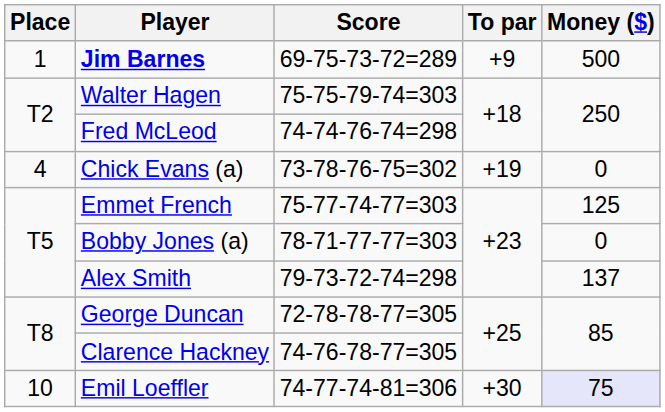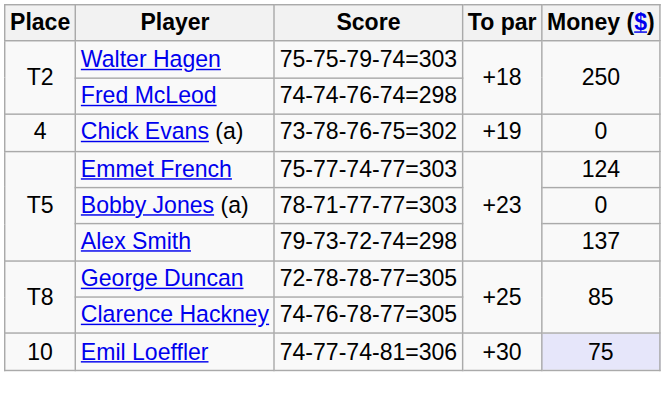- row: (143, 59)
(601, 205) 125 -> (601, 168) 124
